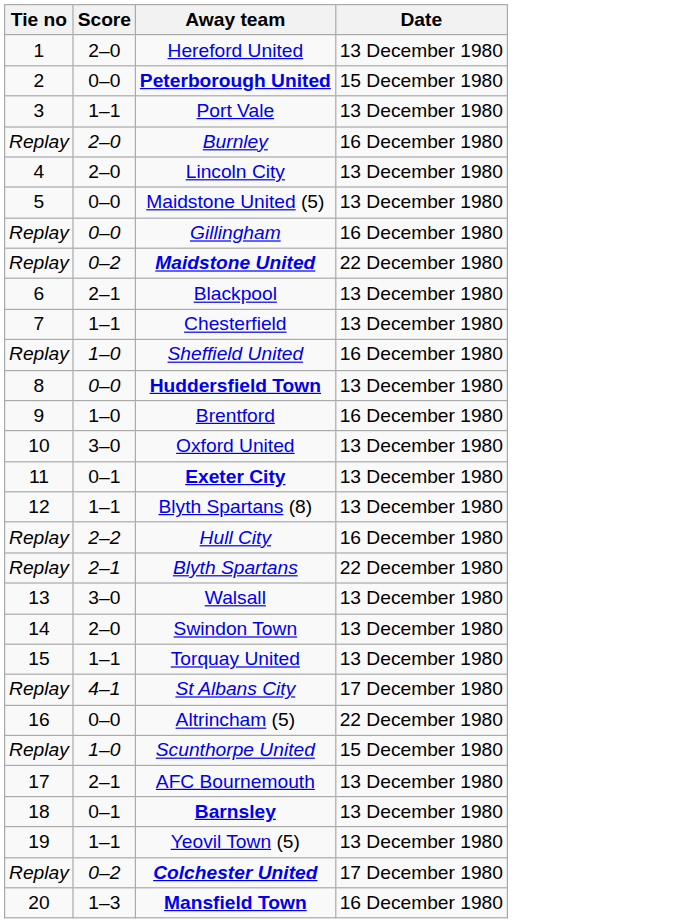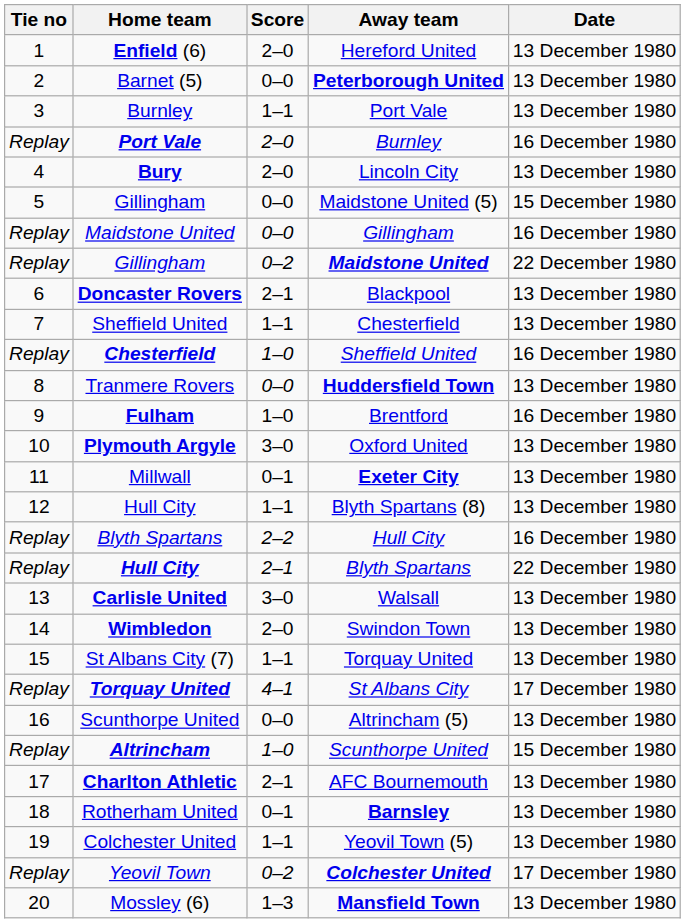+ column: (160, 19)
(421, 80) 15 December 1980 -> (594, 80) 13 December 1980
(421, 202) 13 December 1980 -> (594, 202) 15 December 1980
(421, 720) 22 December 1980 -> (594, 720) 13 December 1980
(421, 902) 16 December 1980 -> (594, 902) 13 December 1980
